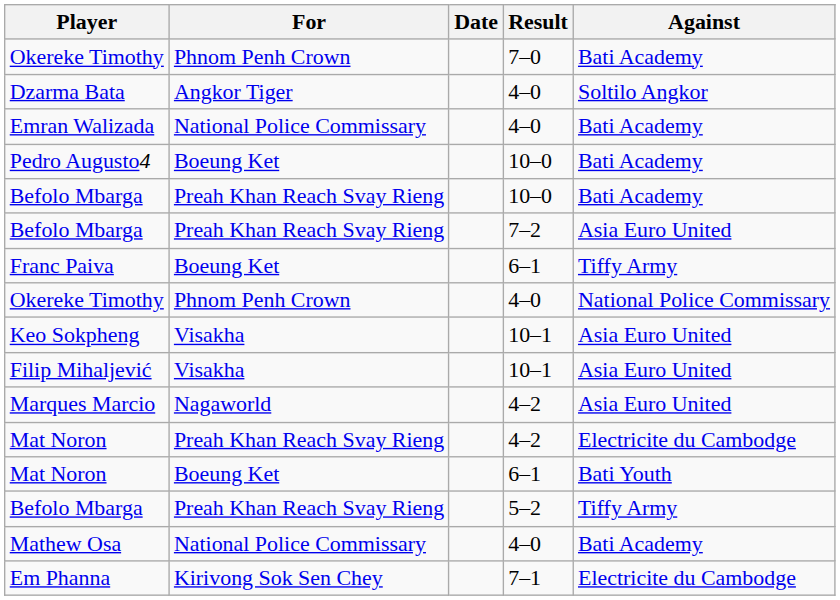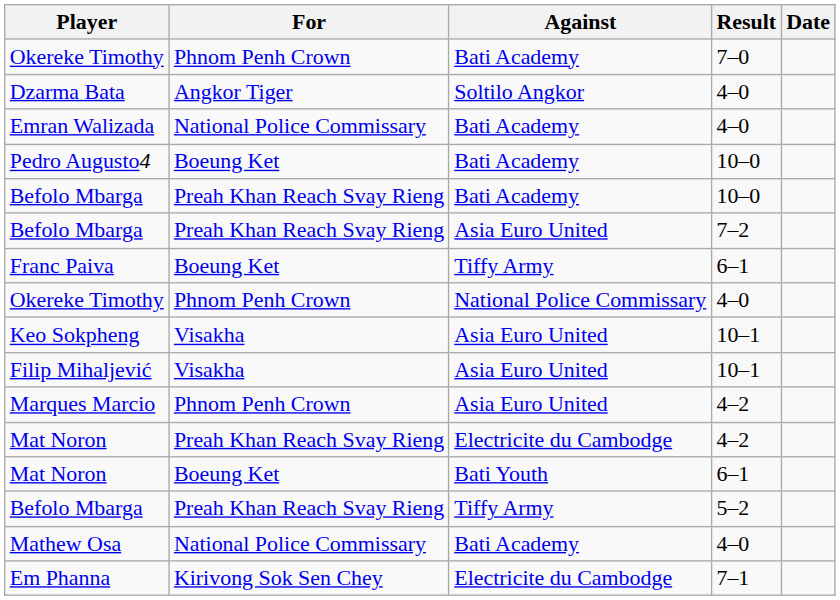columns swapped: (704, 21) <-> (476, 21)
(223, 404) Nagaworld -> (262, 404) Phnom Penh Crown
